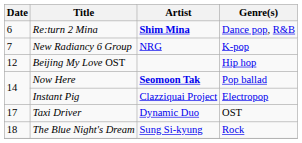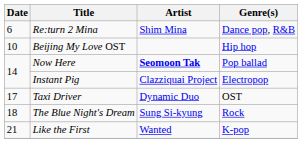(165, 29) bold -> (163, 29) normal
- row: (82, 46)
(12, 63) 12 -> (12, 46) 10
+ row: (61, 130)
